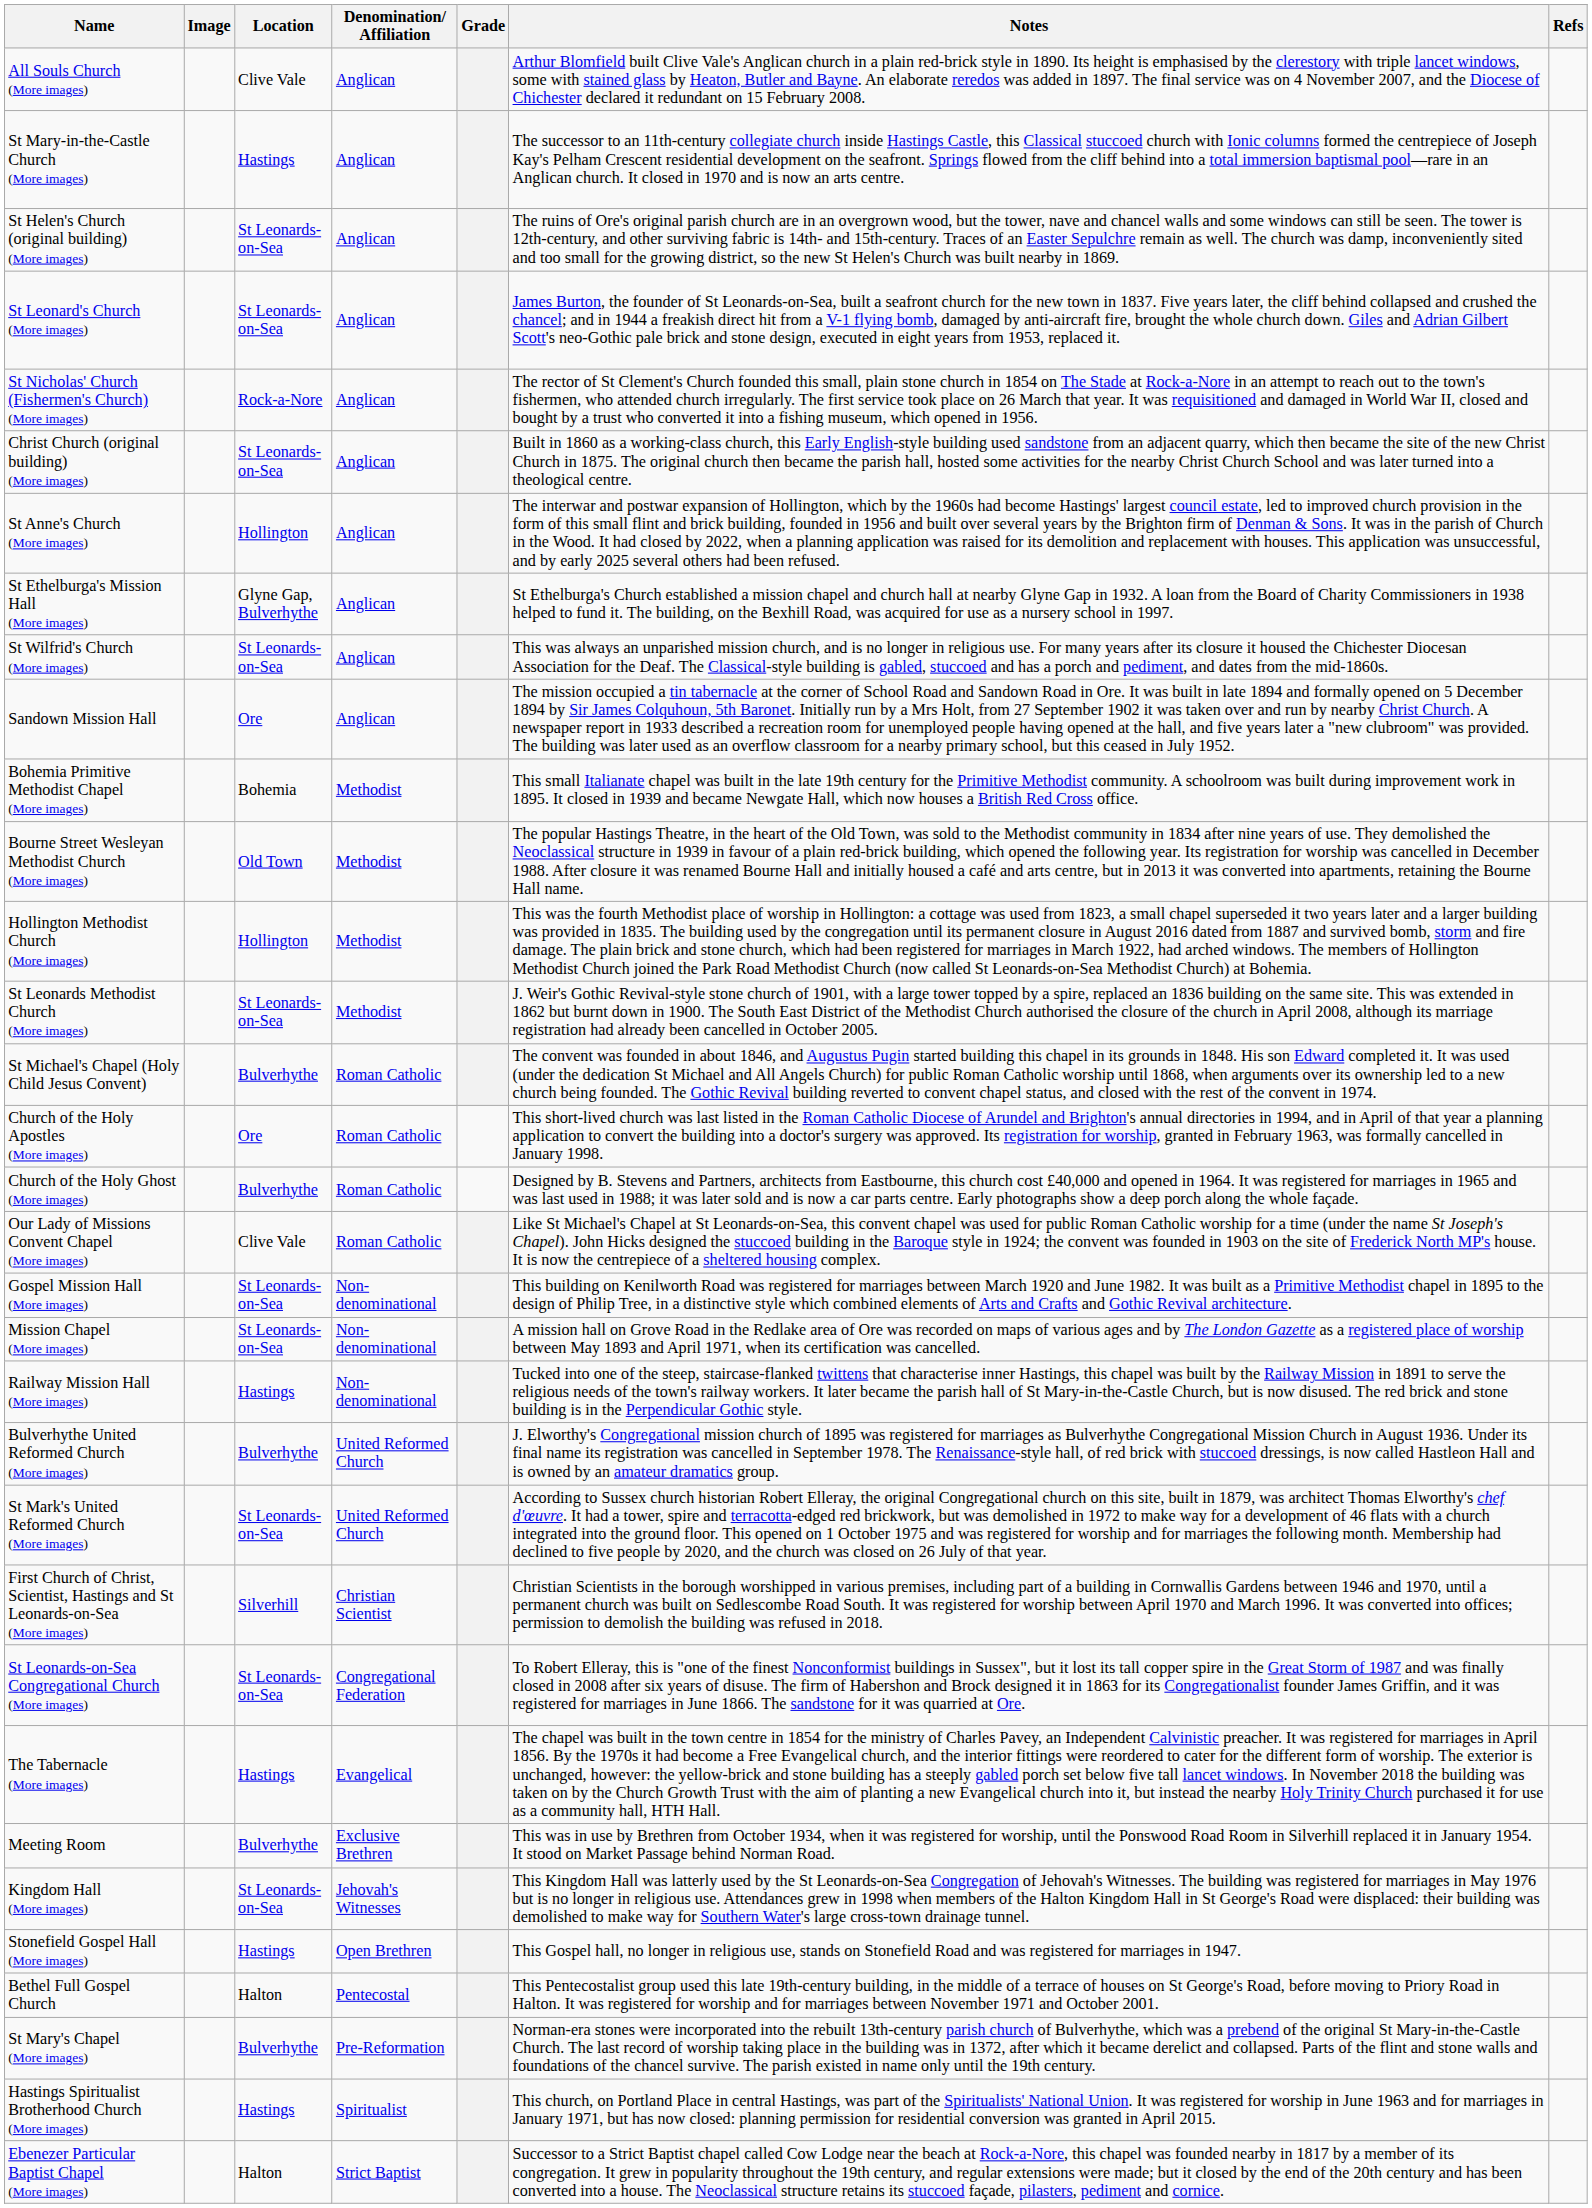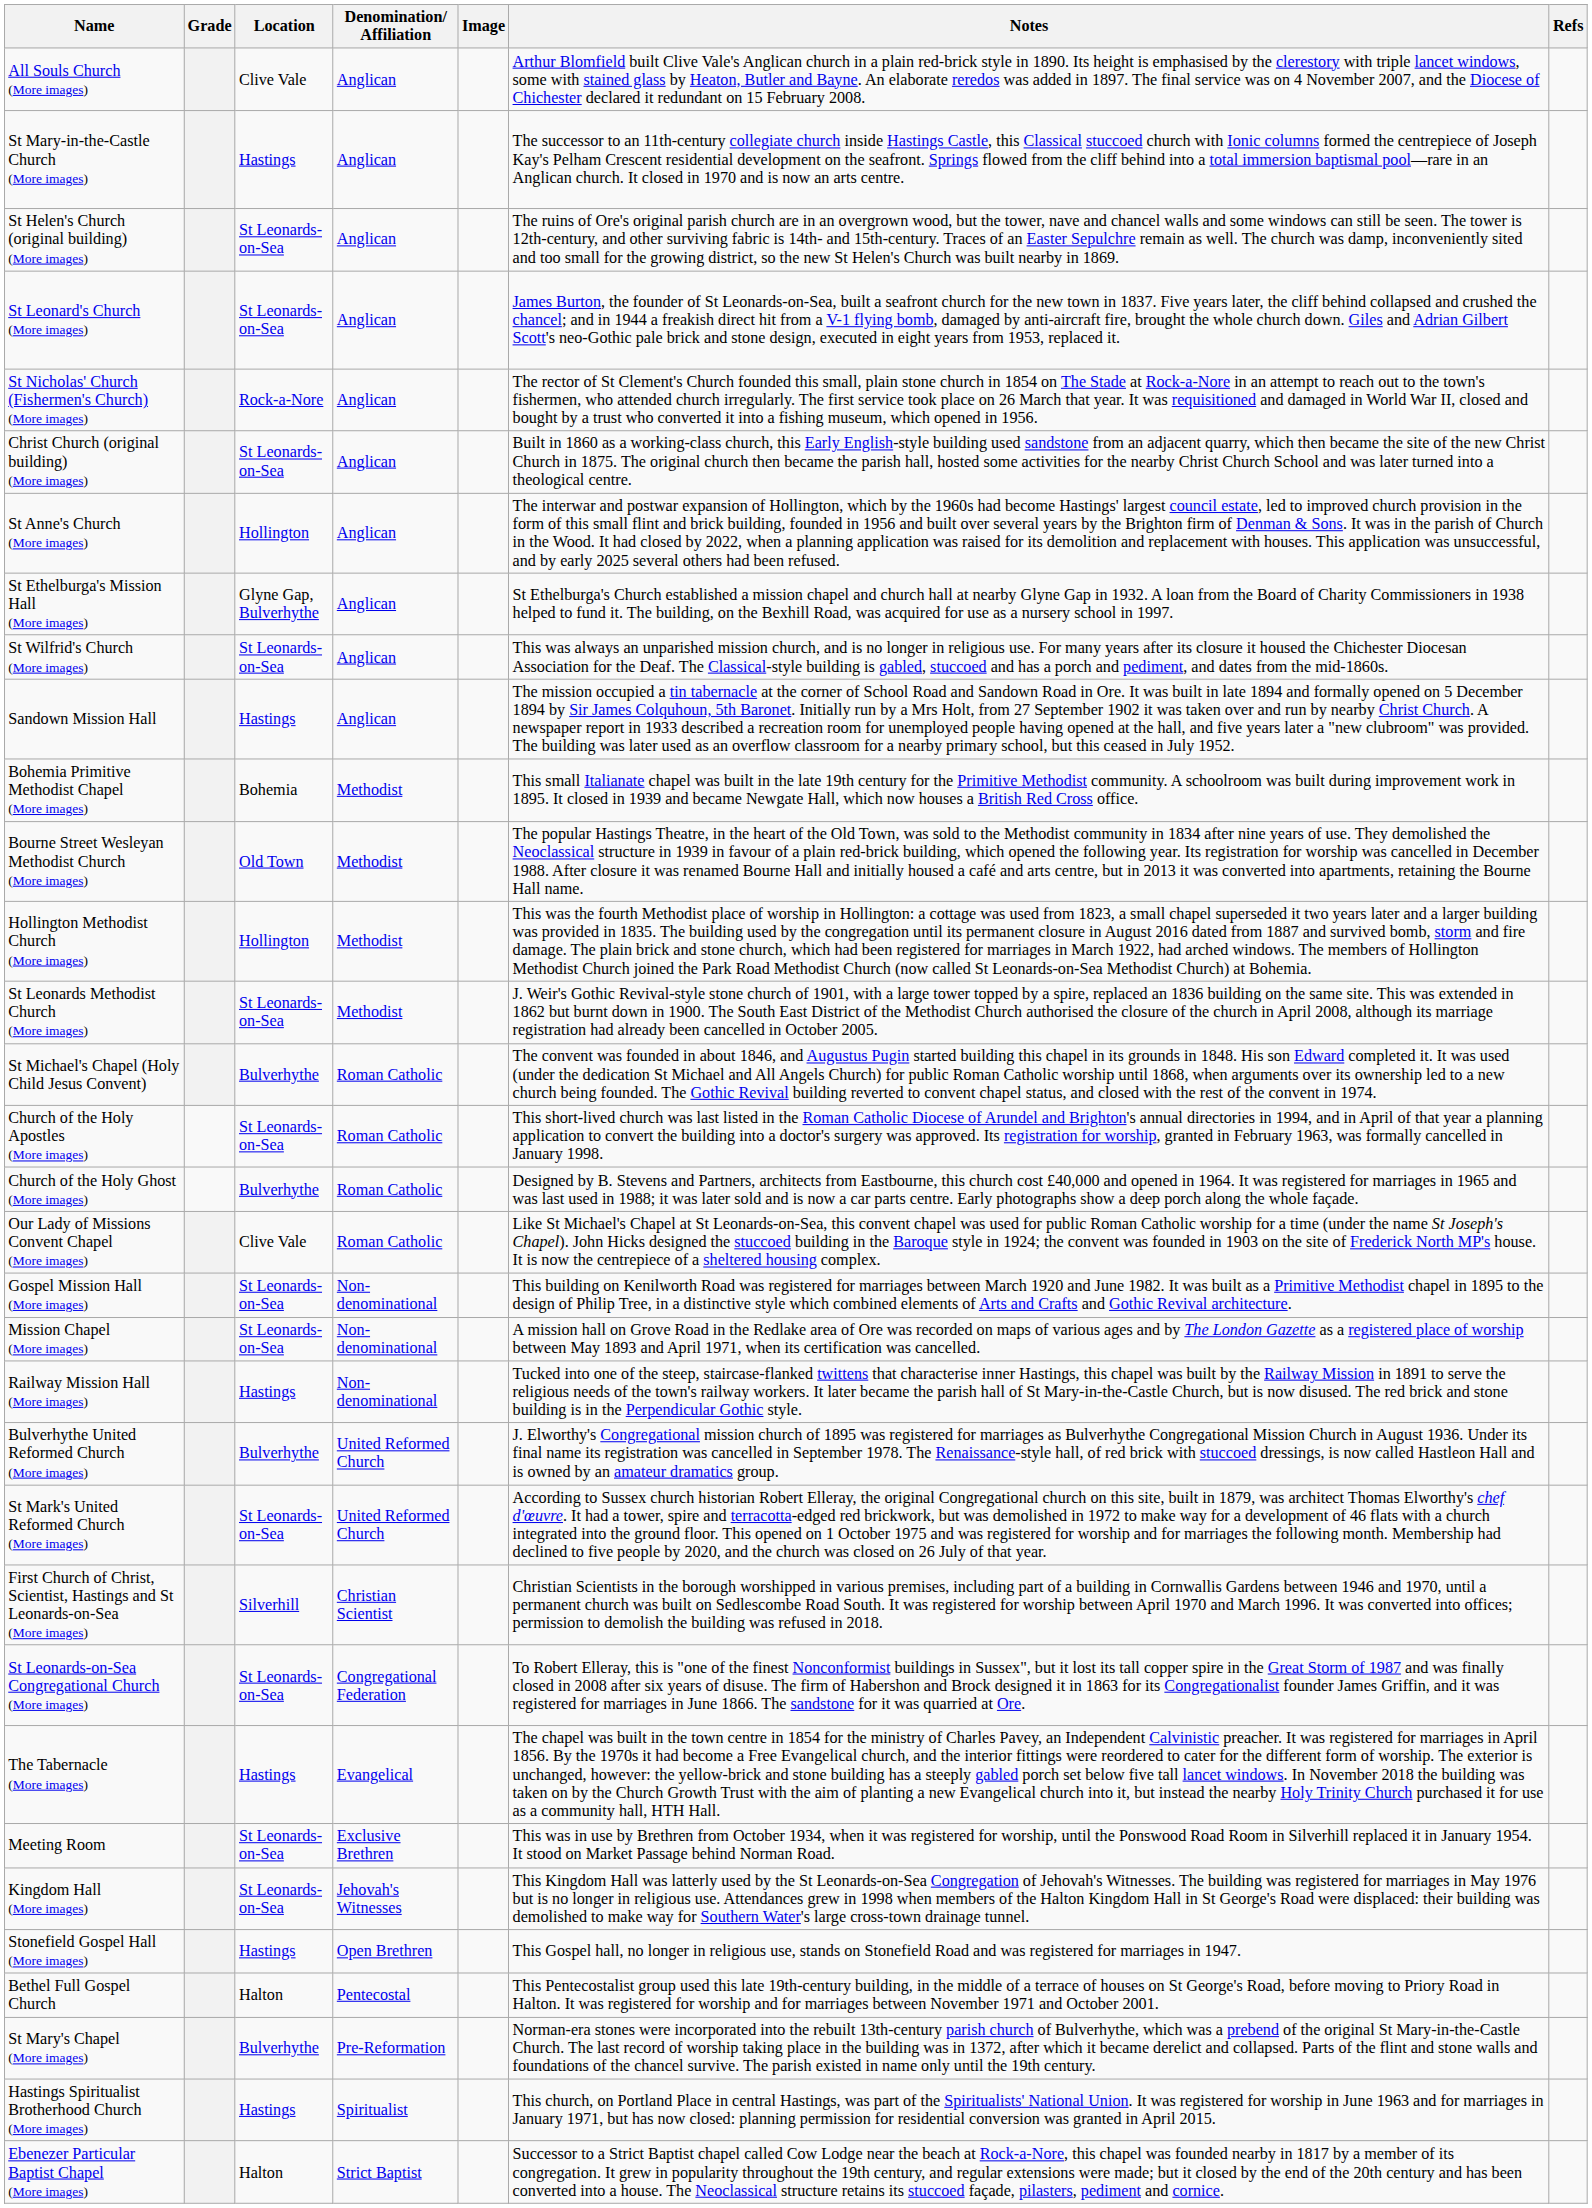columns swapped: (209, 26) <-> (483, 26)
(250, 719) Ore -> (267, 719) Hastings
(250, 1136) Ore -> (281, 1136) St Leonards-on-Sea
(278, 1845) Bulverhythe -> (281, 1845) St Leonards-on-Sea
